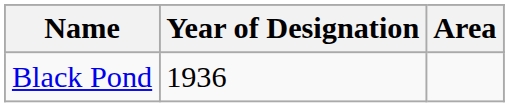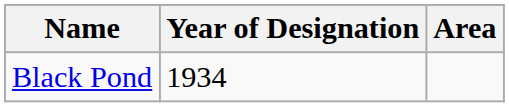(196, 76) 1936 -> (196, 76) 1934
